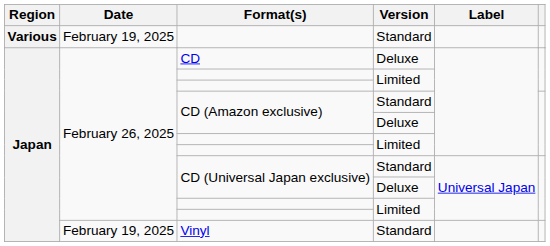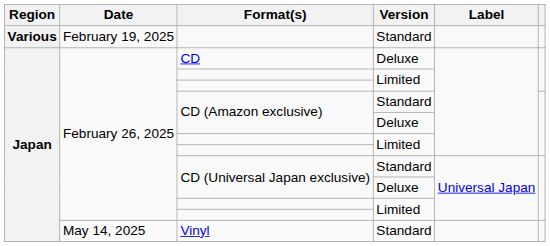(119, 230) February 19, 2025 -> (104, 230) May 14, 2025
